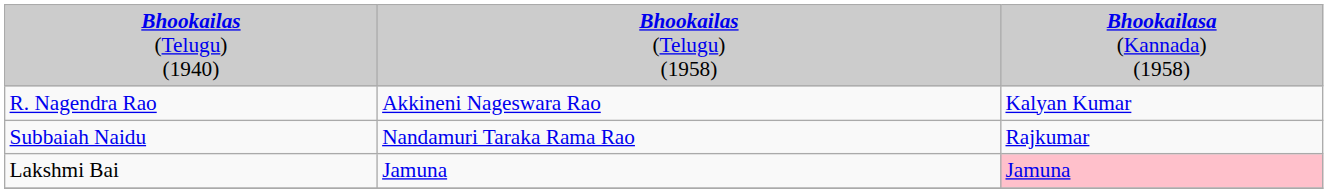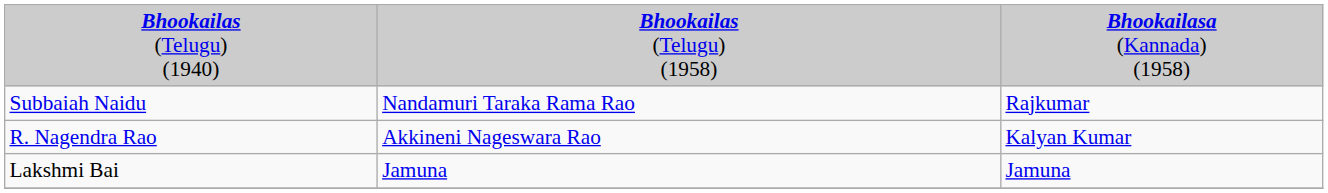rows swapped: (78, 136) <-> (83, 103)
(1038, 170) pink background -> (1038, 170) no background
